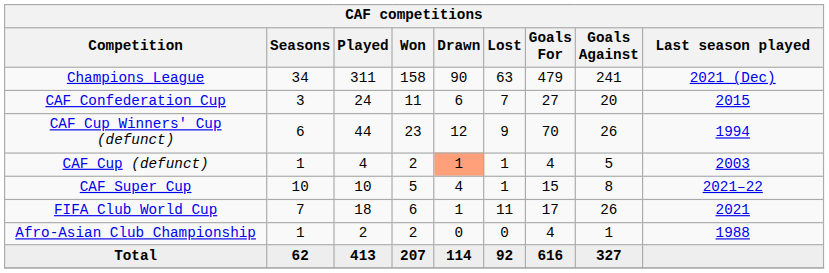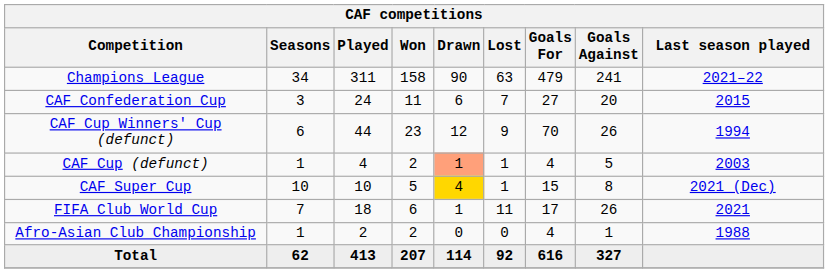(733, 79) 2021 (Dec) -> (733, 79) 2021–22
(459, 188) no background -> (459, 188) gold background
(733, 188) 2021–22 -> (733, 188) 2021 (Dec)
